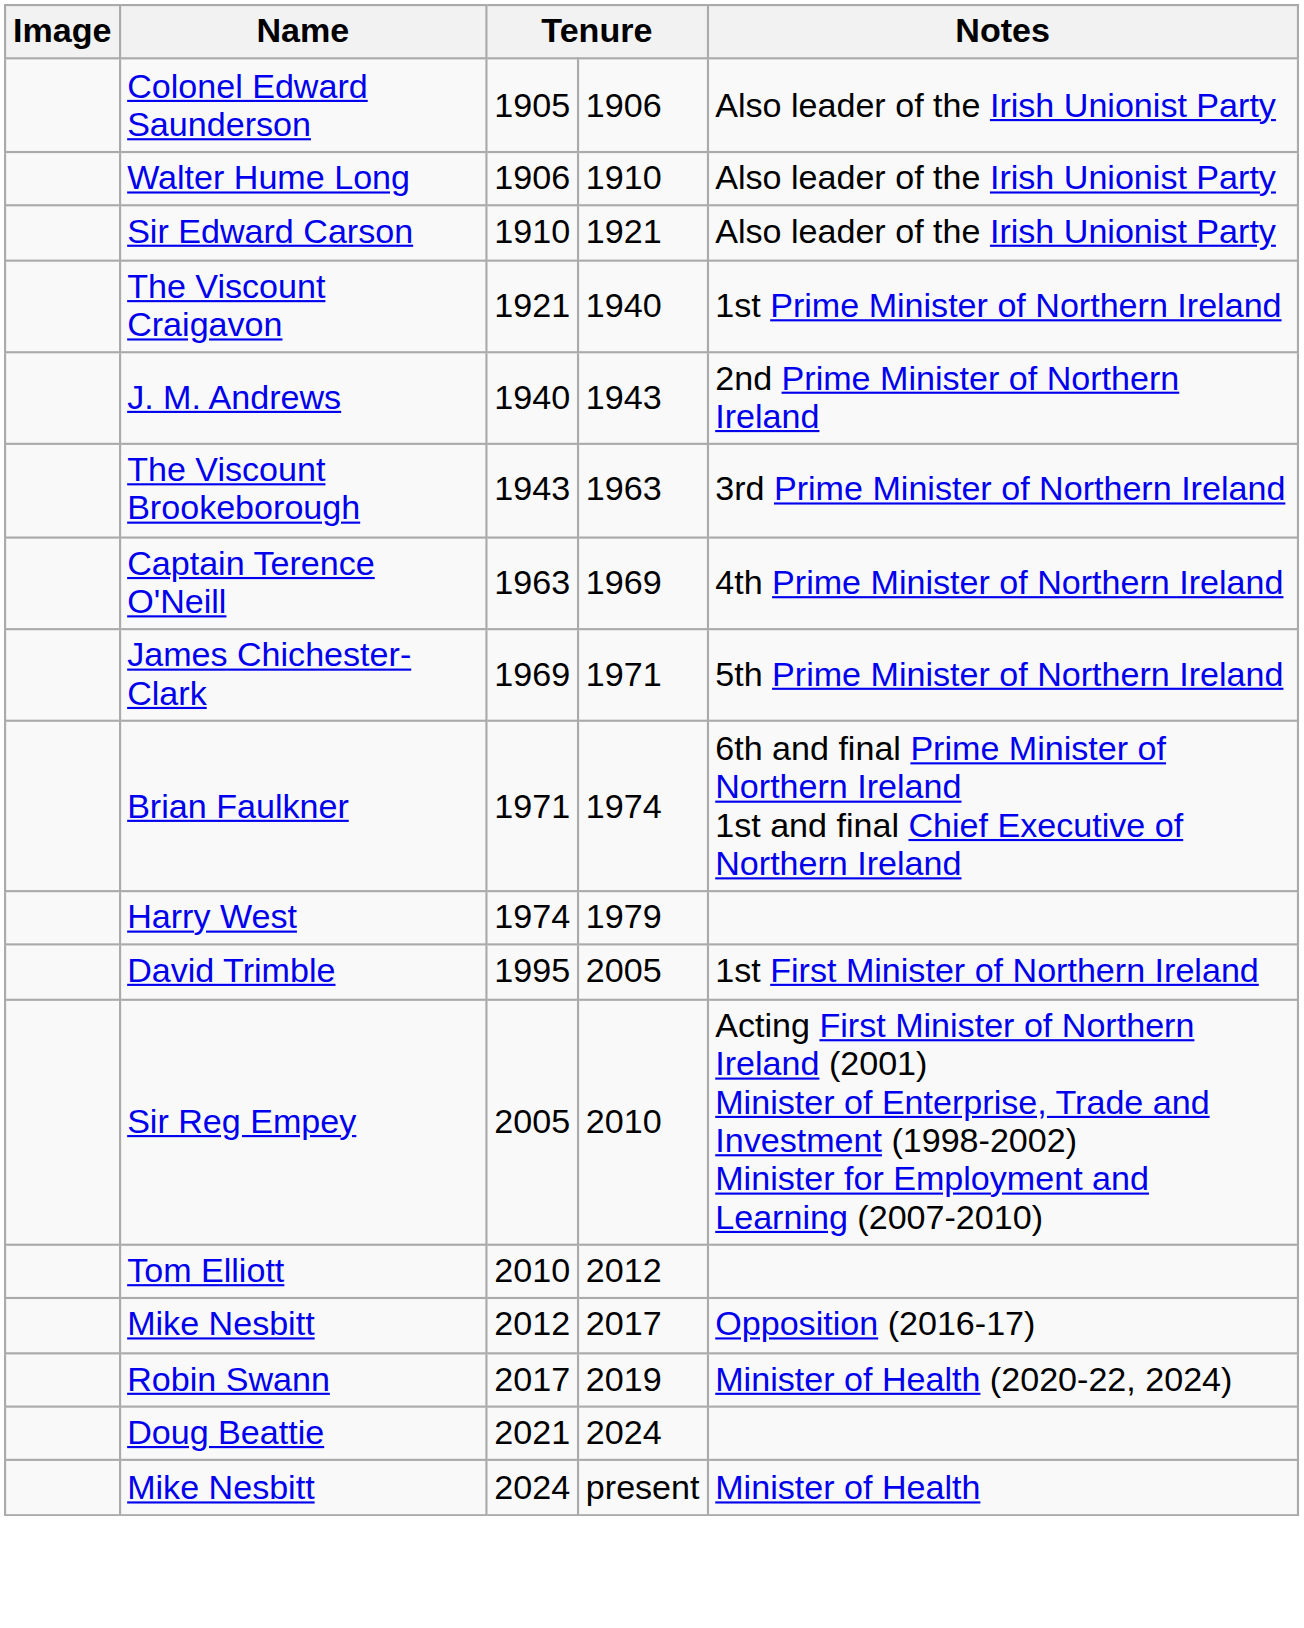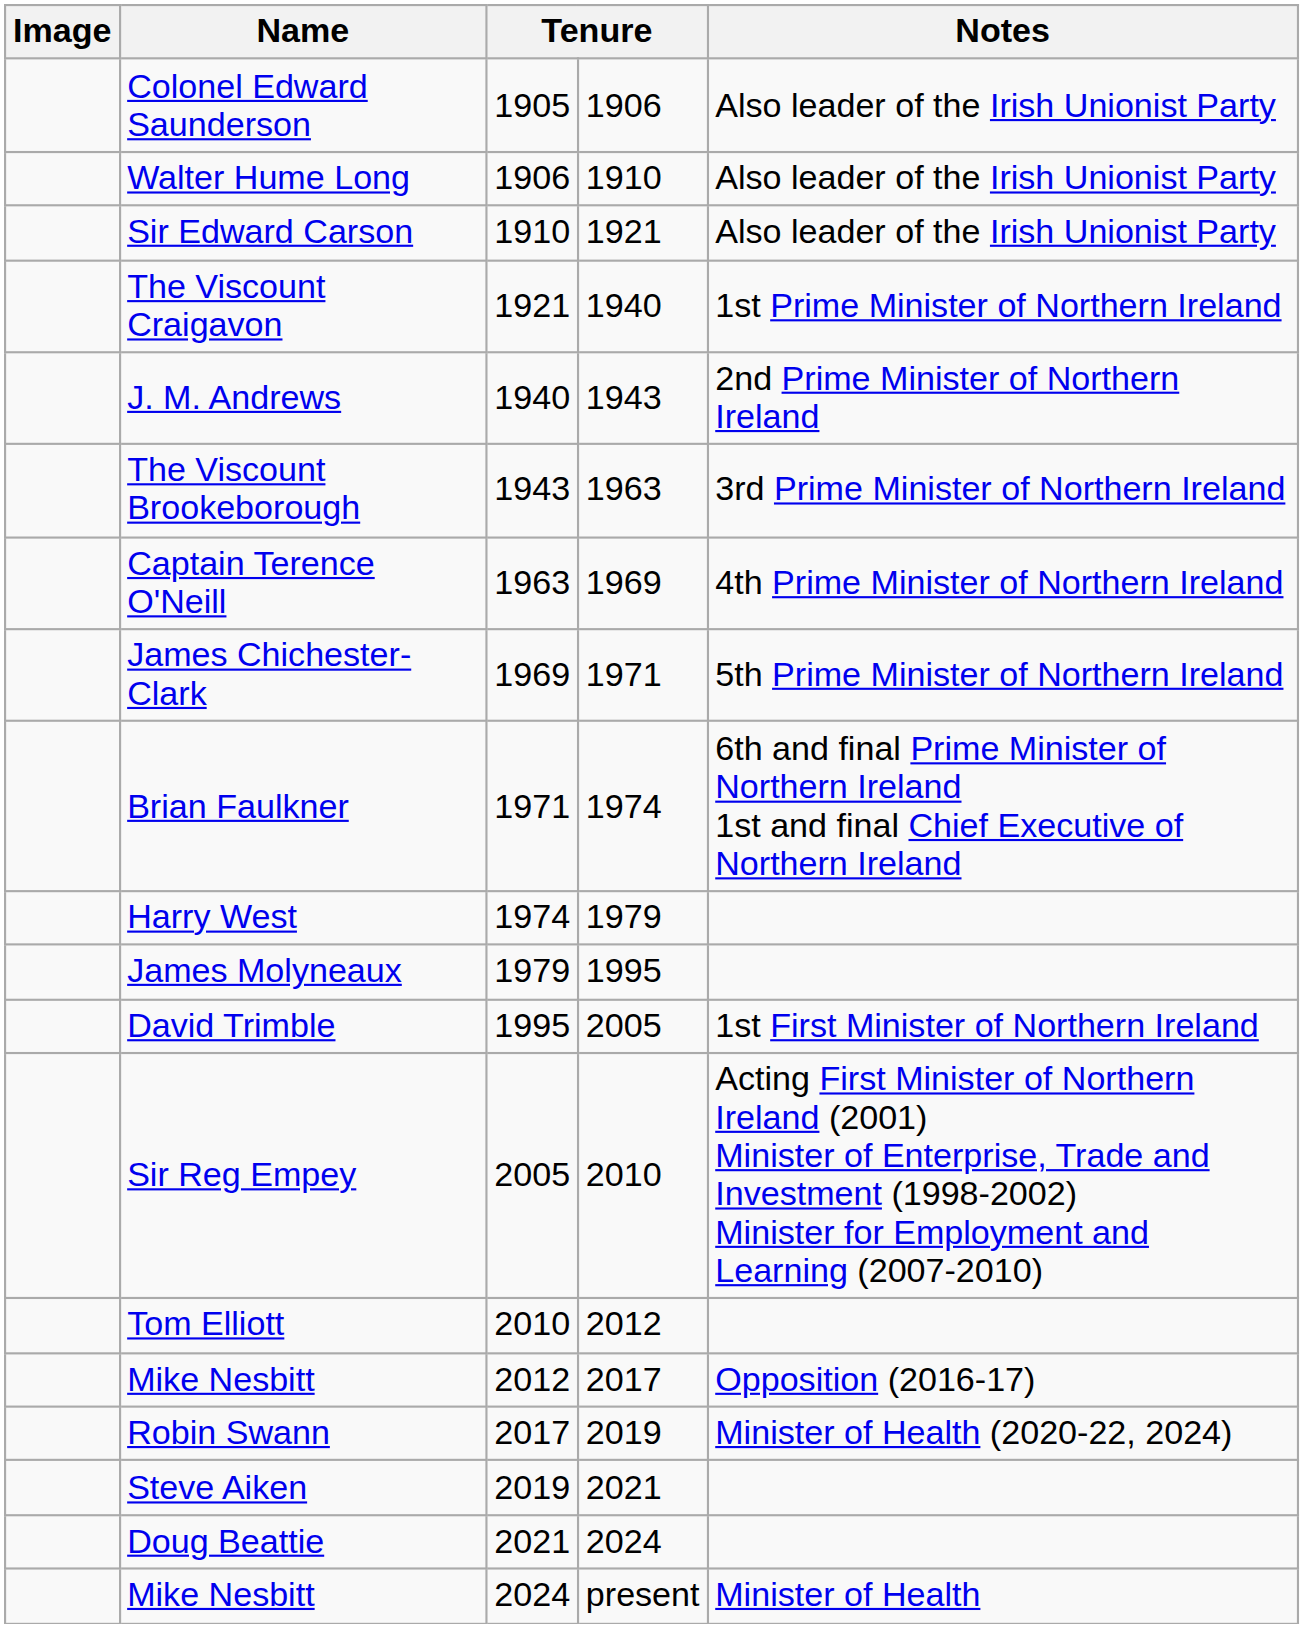+ row: (264, 971)
+ row: (217, 1487)
